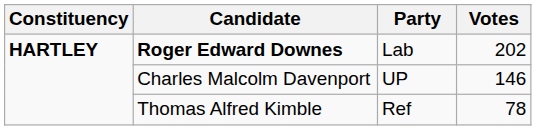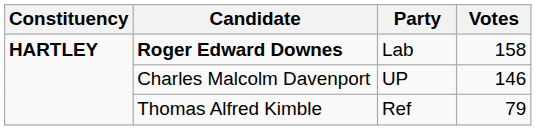(511, 49) 202 -> (511, 49) 158
(516, 109) 78 -> (516, 109) 79
